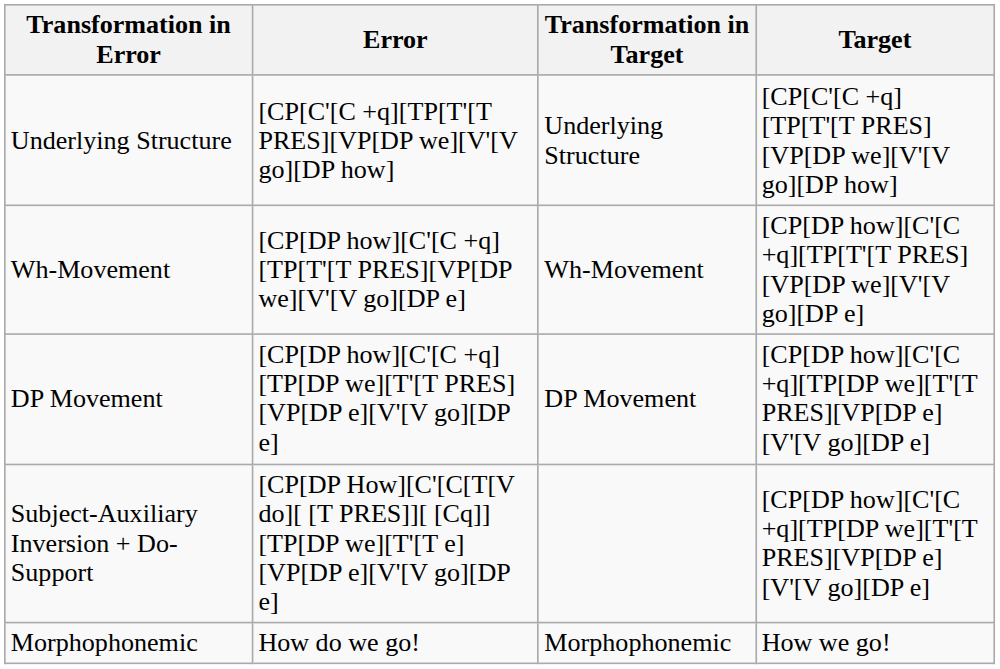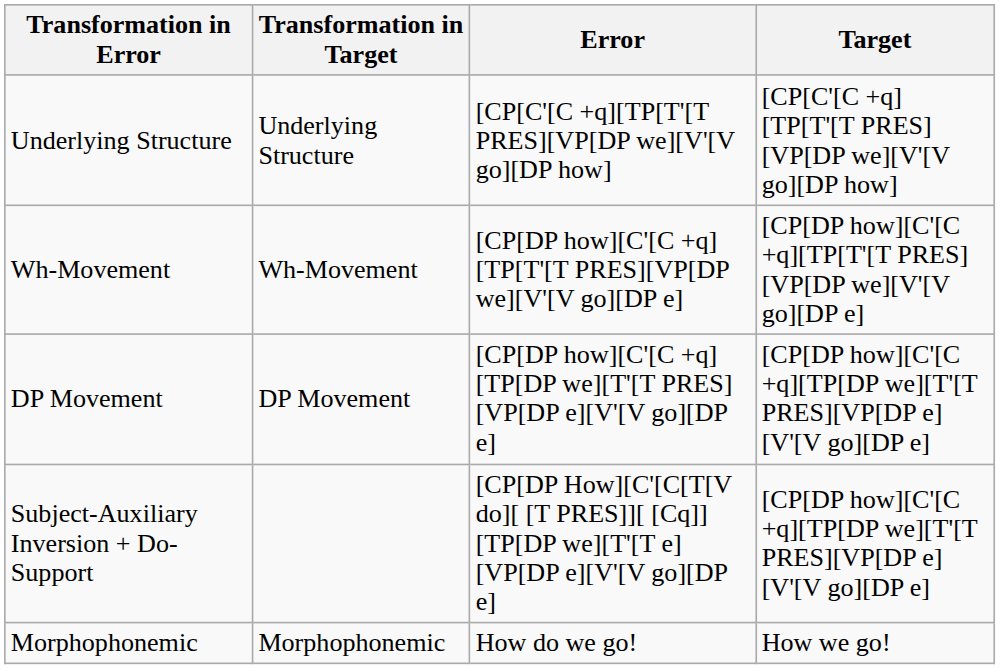columns swapped: (395, 39) <-> (647, 39)
